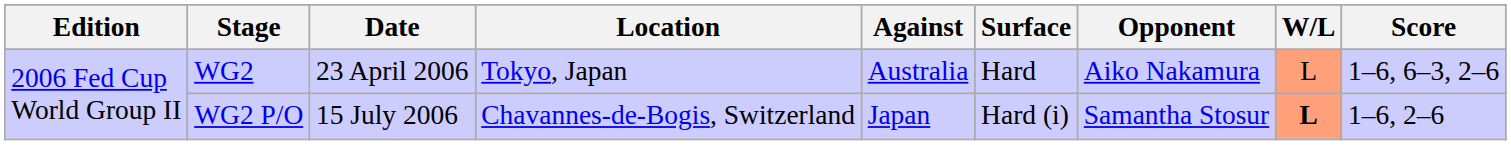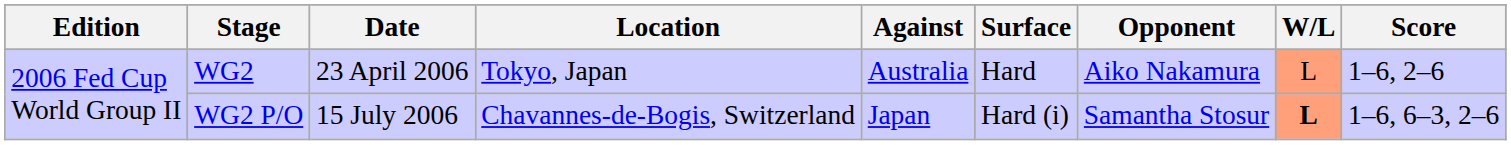(1424, 70) 1–6, 6–3, 2–6 -> (1396, 70) 1–6, 2–6
(1396, 115) 1–6, 2–6 -> (1424, 115) 1–6, 6–3, 2–6
